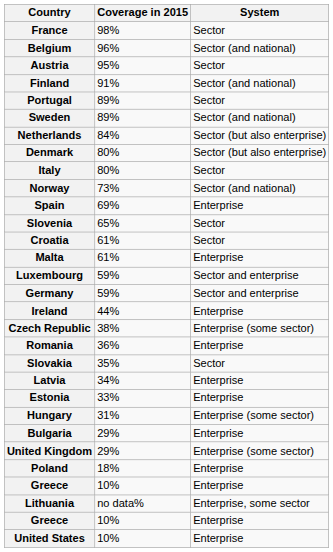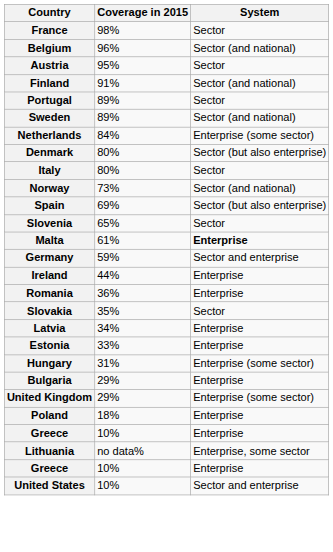(260, 135) Sector (but also enterprise) -> (254, 135) Enterprise (some sector)
(218, 205) Enterprise -> (260, 205) Sector (but also enterprise)
- row: (50, 240)
(218, 258) normal -> (220, 240) bold
- row: (50, 275)
- row: (50, 328)
(218, 538) Enterprise -> (246, 485) Sector and enterprise
